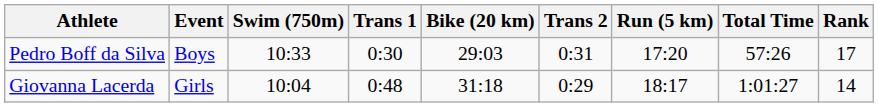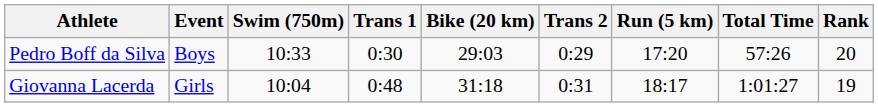(576, 53) 0:31 -> (576, 53) 0:29
(846, 53) 17 -> (846, 53) 20
(576, 86) 0:29 -> (576, 86) 0:31
(846, 86) 14 -> (846, 86) 19
